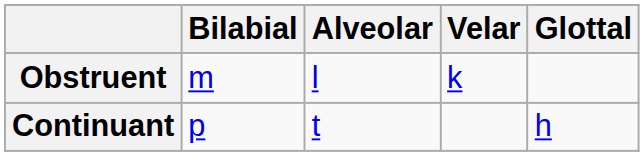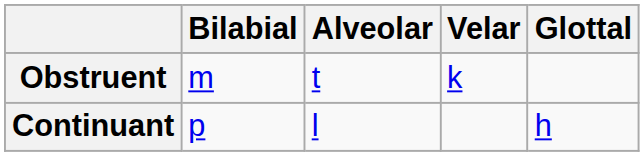(315, 77) l -> (316, 77) t
(316, 126) t -> (315, 126) l
